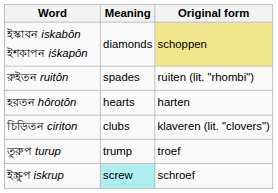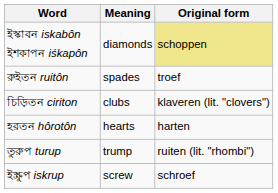(206, 78) ruiten (lit. "rhombi") -> (169, 78) troef
rows swapped: (42, 102) <-> (42, 126)
(169, 151) troef -> (206, 151) ruiten (lit. "rhombi")
(118, 175) paleturquoise background -> (118, 175) no background
